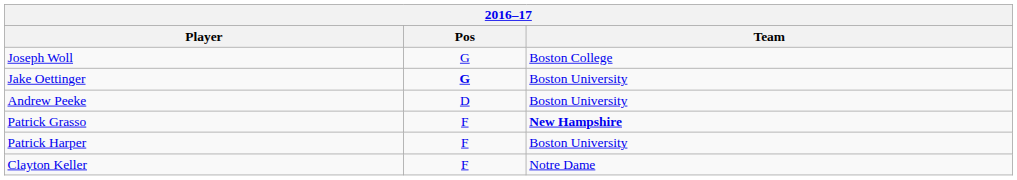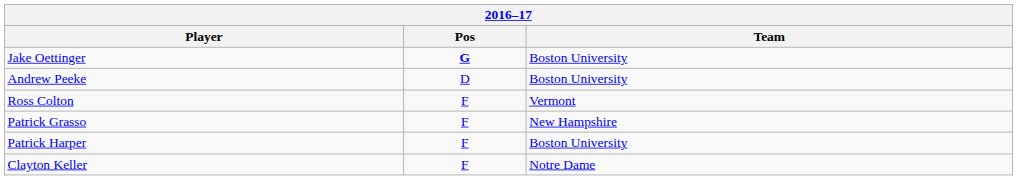- row: (40, 57)
+ row: (41, 100)
(576, 121) bold -> (573, 121) normal
